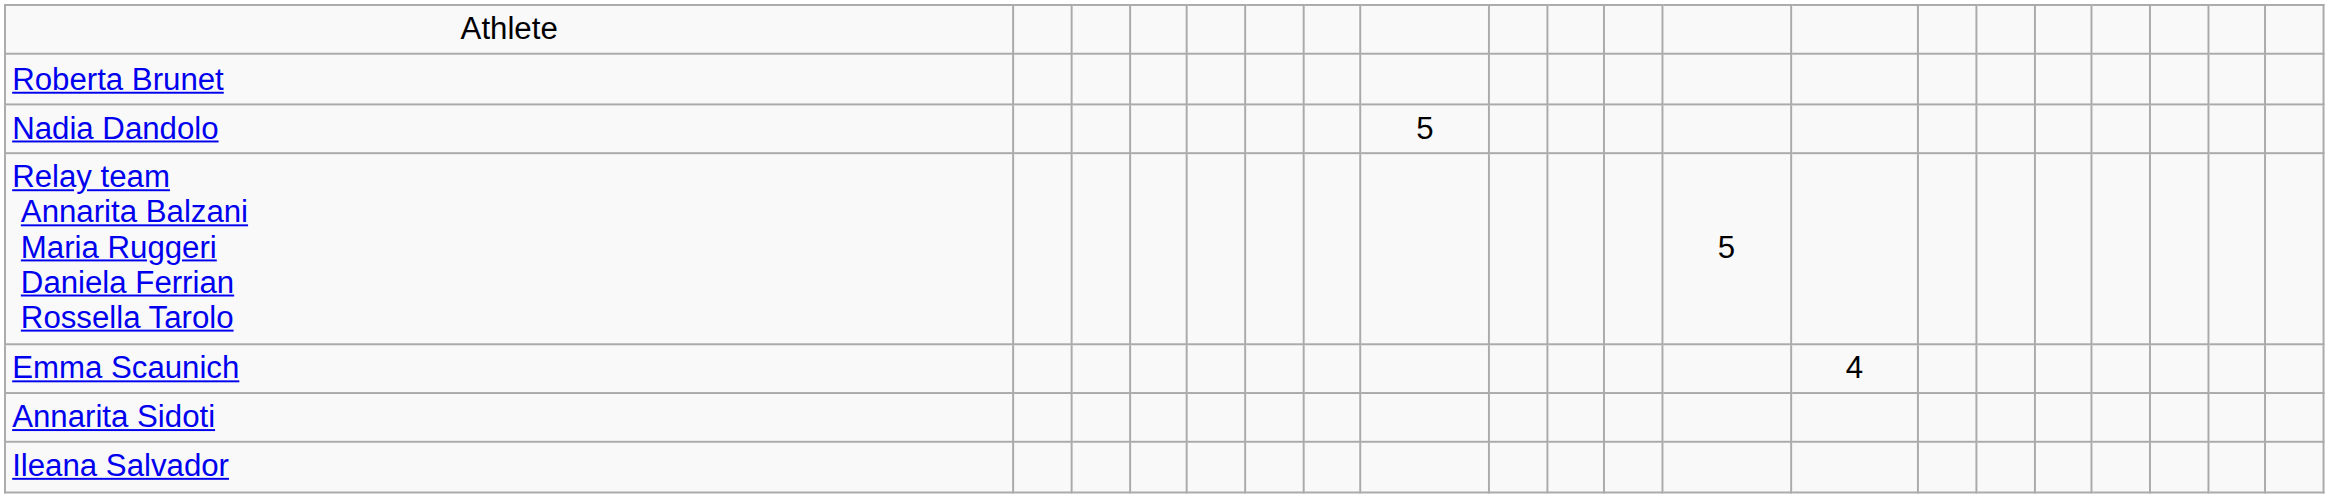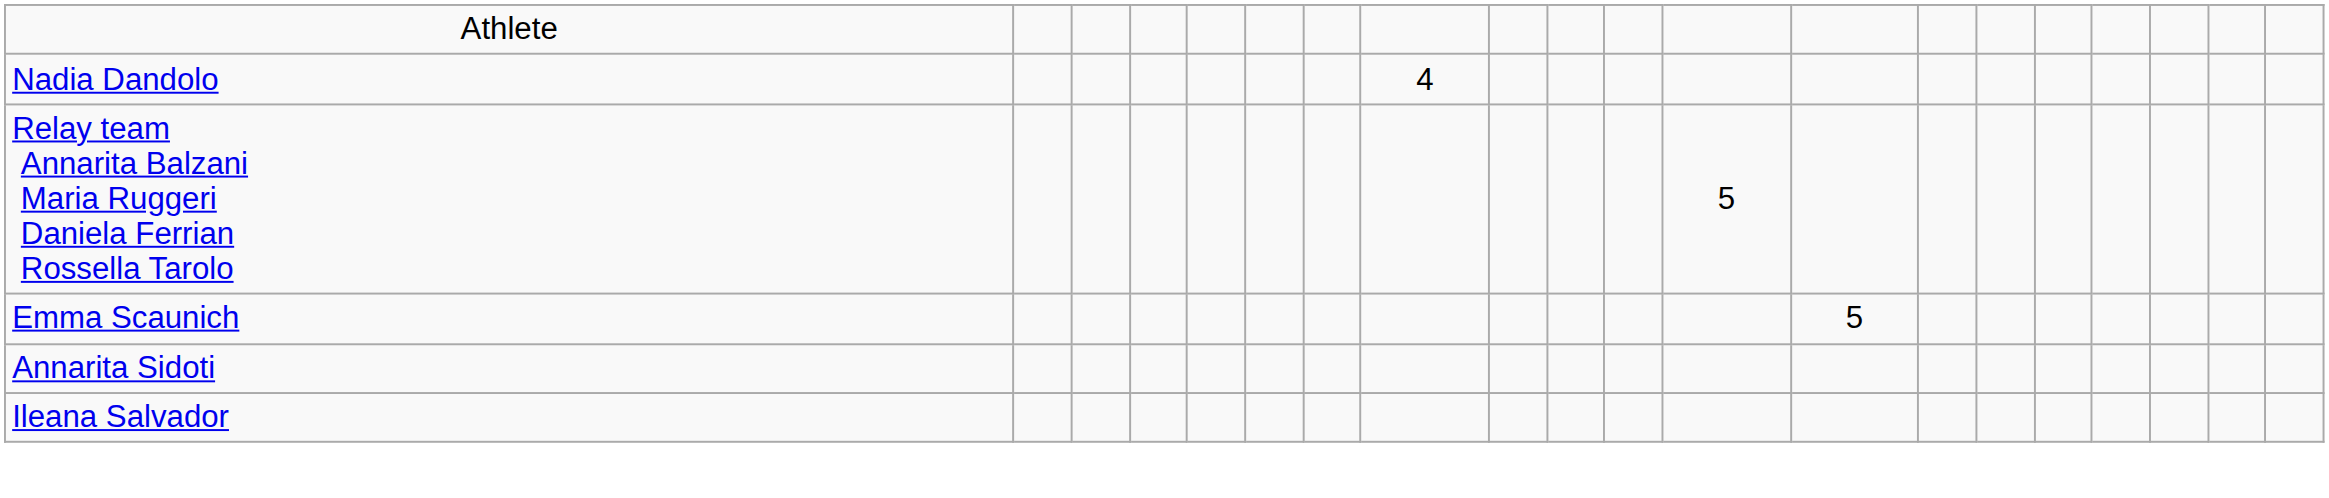- row: (118, 78)
(1425, 128) 5 -> (1425, 78) 4
(1854, 367) 4 -> (1854, 318) 5
